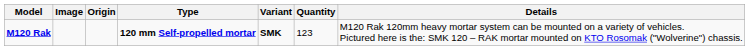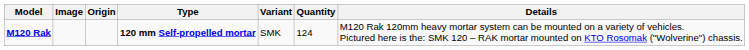(271, 32) bold -> (270, 32) normal
(304, 32) 123 -> (304, 32) 124
